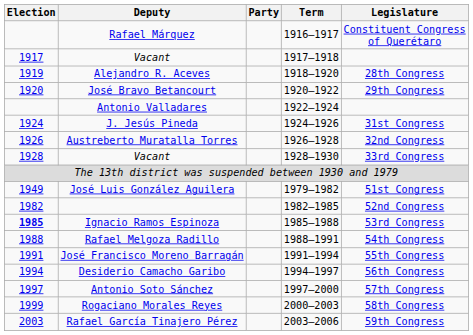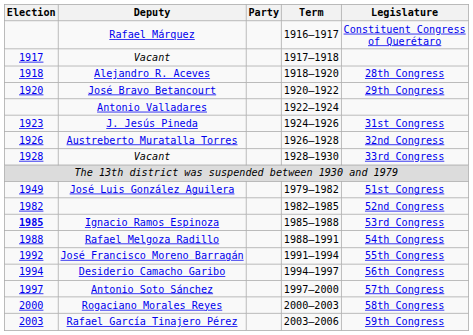(31, 74) 1919 -> (31, 74) 1918
(31, 124) 1924 -> (31, 124) 1923
(31, 256) 1991 -> (31, 256) 1992
(31, 305) 1999 -> (31, 305) 2000
